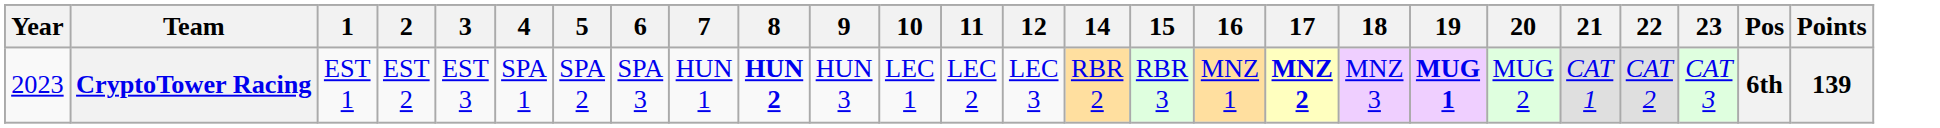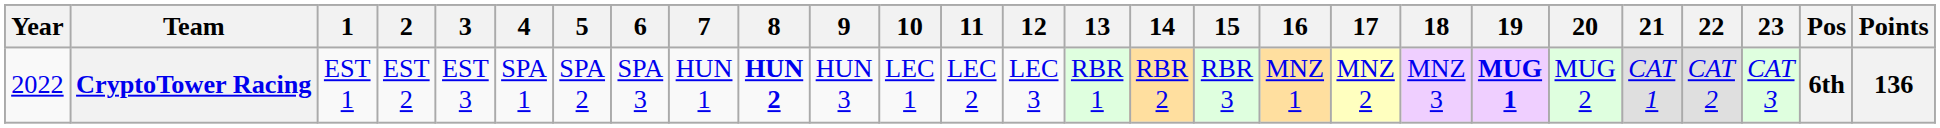+ column: (1097, 25)
(37, 84) 2023 -> (37, 84) 2022
(1302, 84) bold -> (1366, 84) normal
(1832, 84) 139 -> (1894, 84) 136
